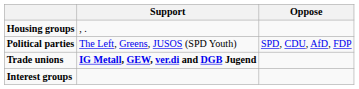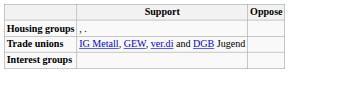- row: (40, 44)
(168, 60) bold -> (162, 44) normal
